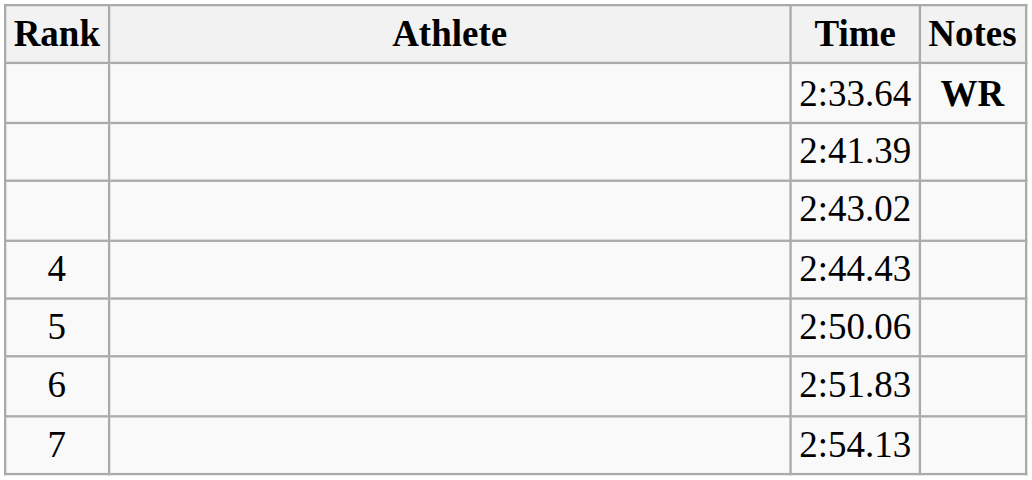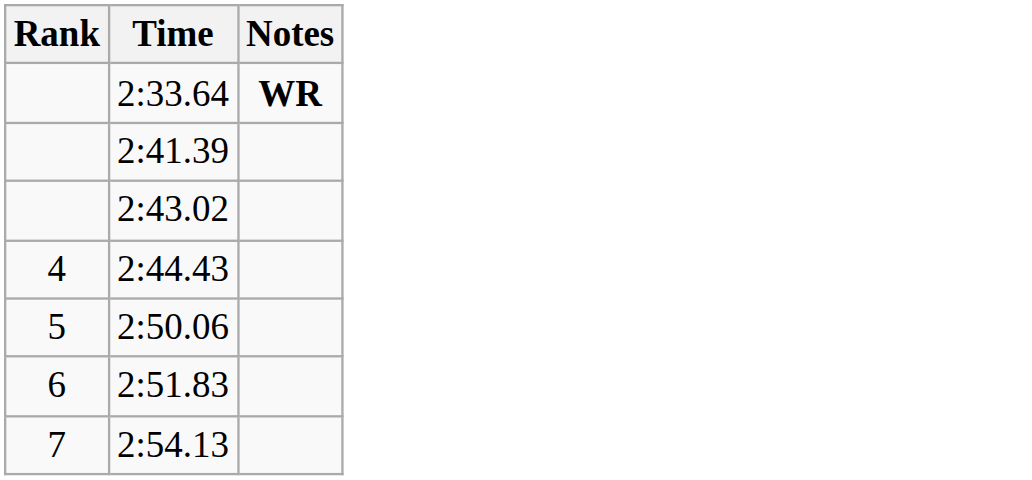- column: (450, 33)
